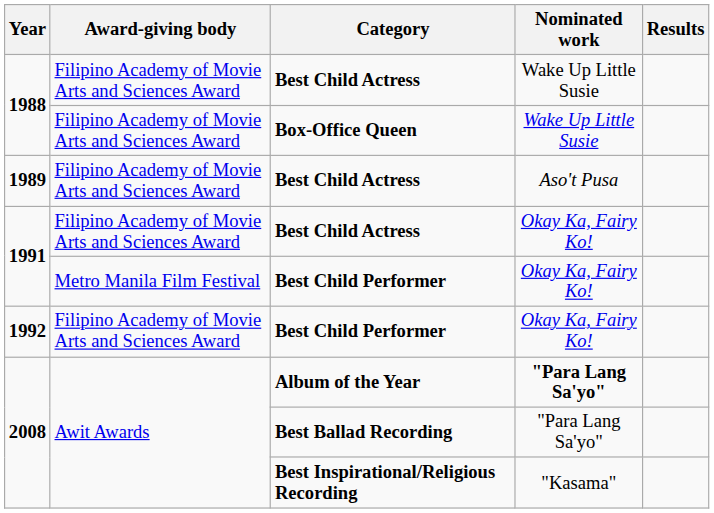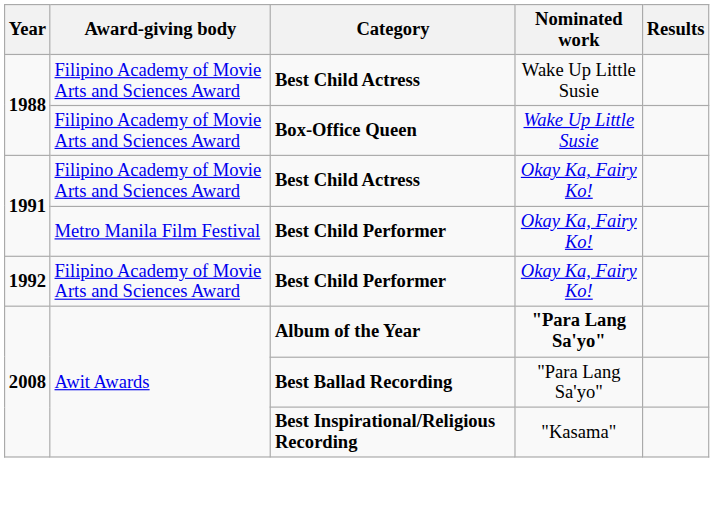- row: (27, 180)
